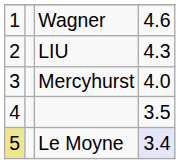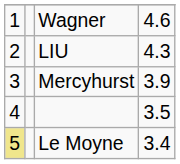(157, 82) 4.0 -> (157, 82) 3.9
(157, 143) lavender background -> (157, 143) no background
